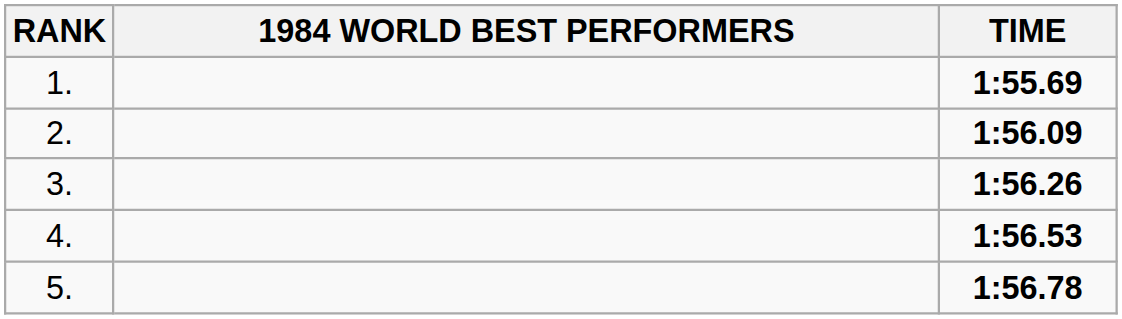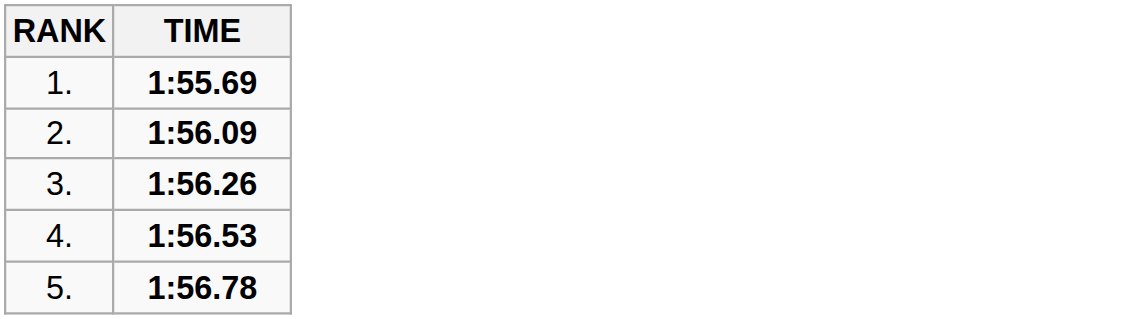- column: (526, 31)
